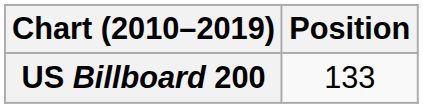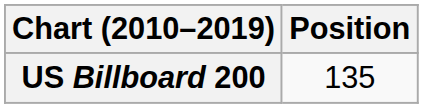(350, 77) 133 -> (350, 77) 135
